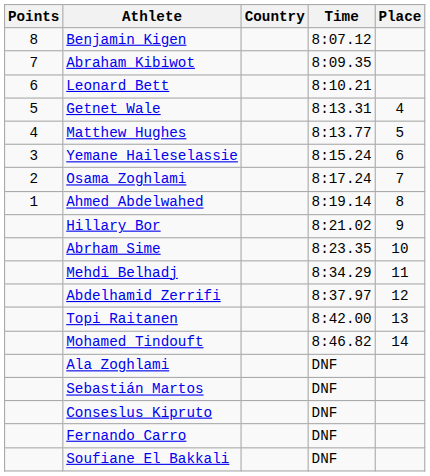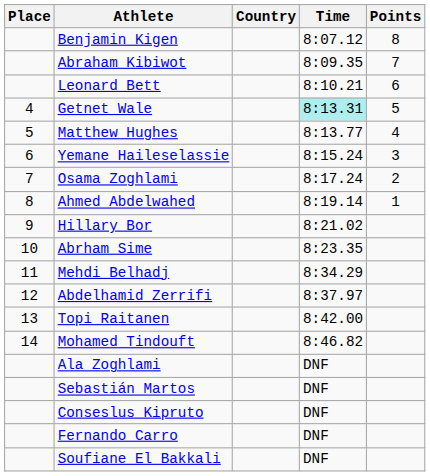columns swapped: (400, 16) <-> (34, 16)
(342, 109) no background -> (333, 109) paleturquoise background
